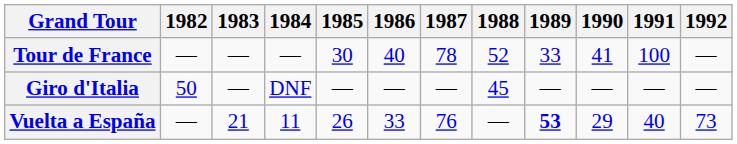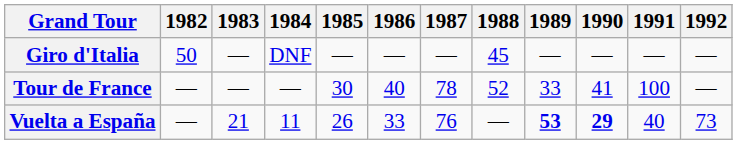rows swapped: (82, 88) <-> (82, 54)
(602, 121) normal -> (602, 121) bold
